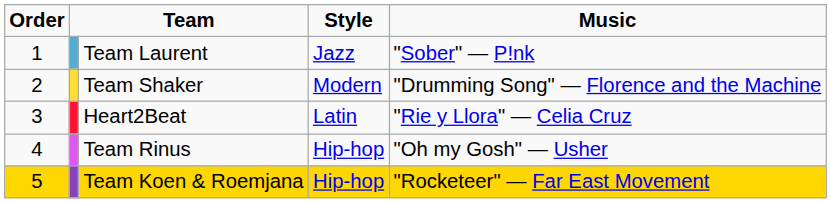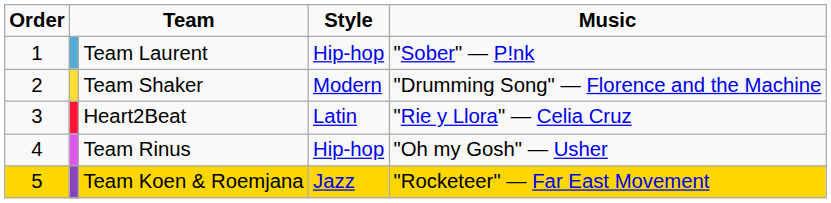(334, 52) Jazz -> (349, 52) Hip-hop
(349, 181) Hip-hop -> (334, 181) Jazz
